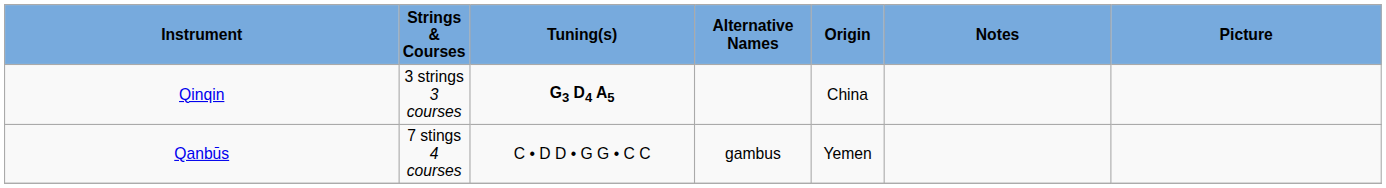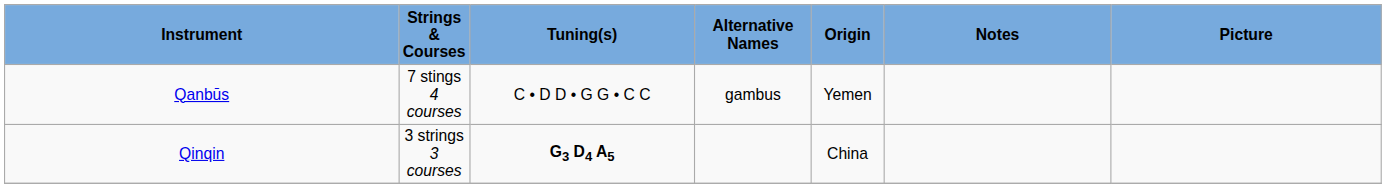rows swapped: (202, 154) <-> (202, 94)
